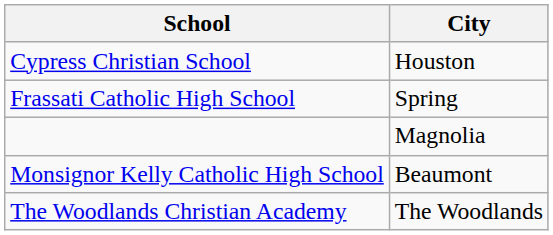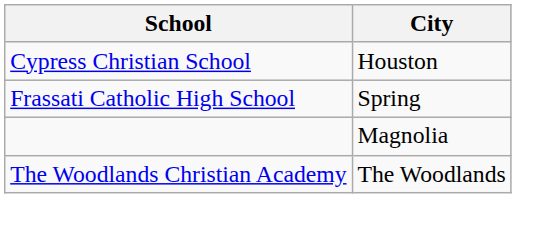- row: (197, 173)
